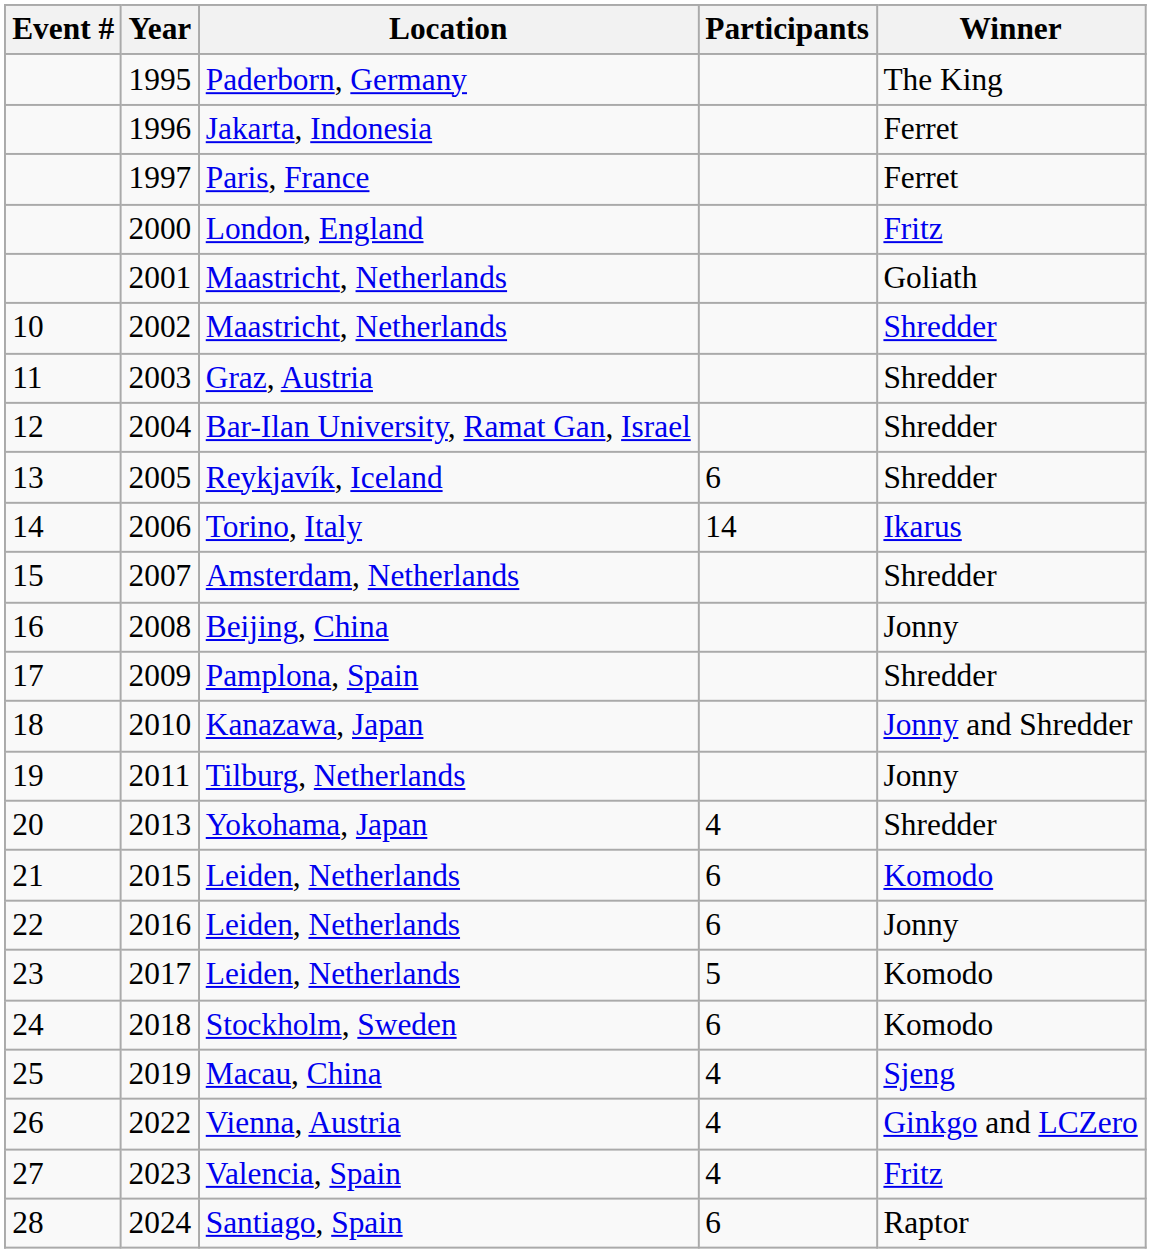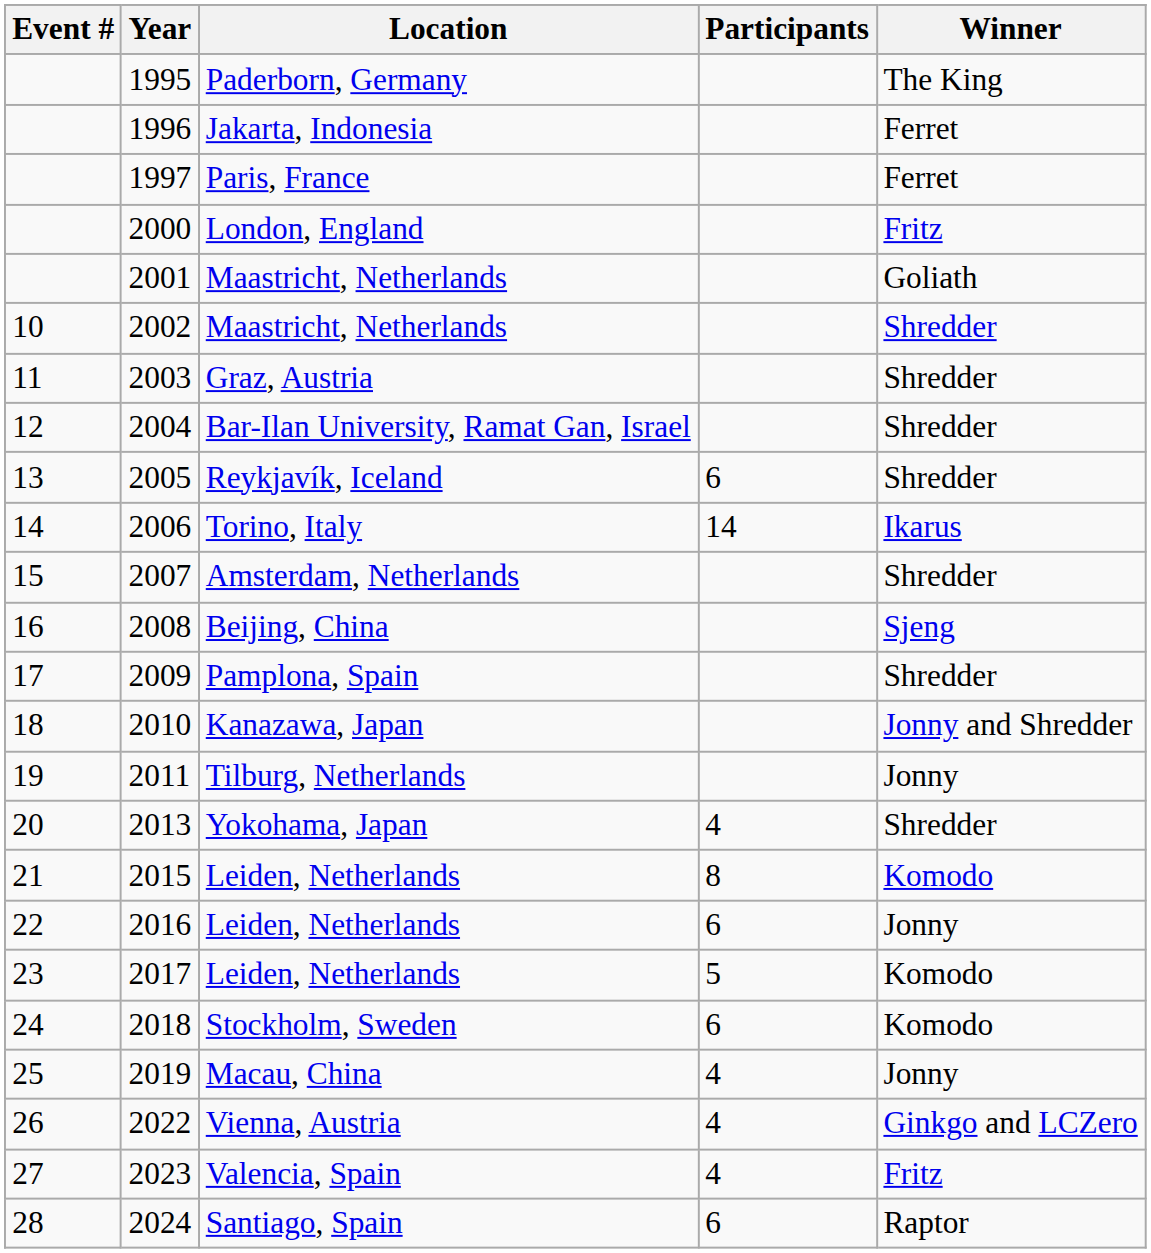(921, 626) Jonny -> (919, 626) Sjeng
(713, 874) 6 -> (713, 874) 8
(919, 1073) Sjeng -> (921, 1073) Jonny
